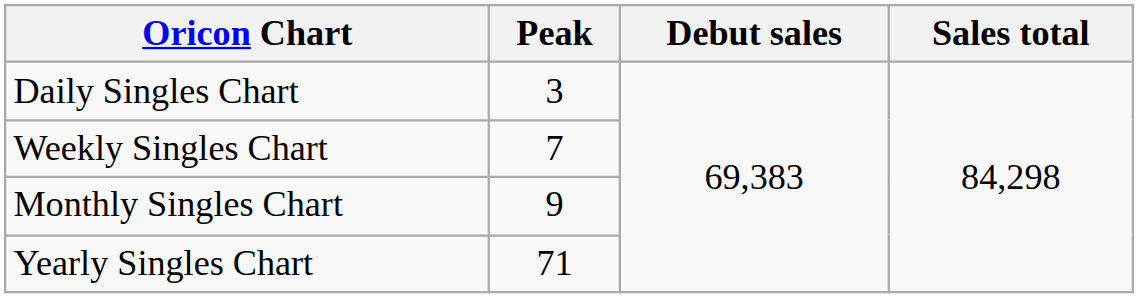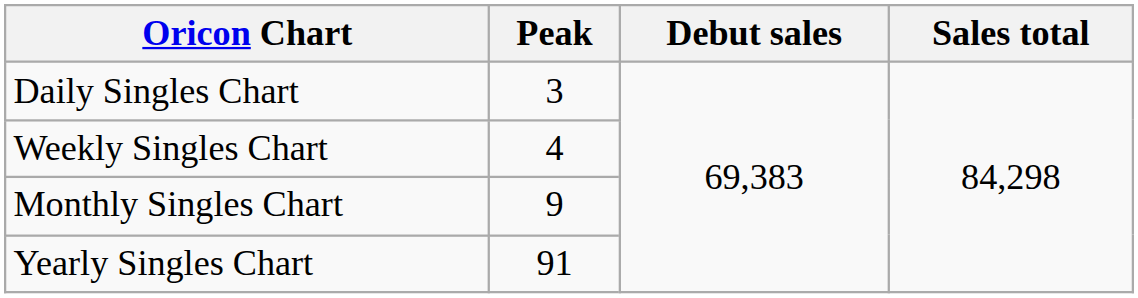(554, 147) 7 -> (554, 147) 4
(554, 262) 71 -> (554, 262) 91
